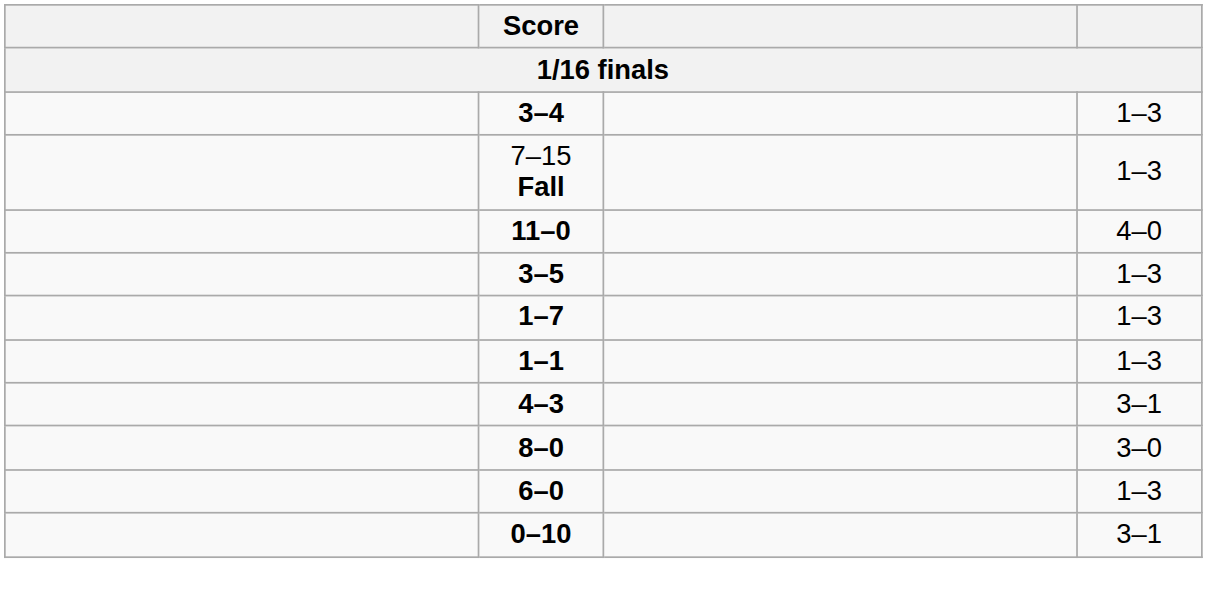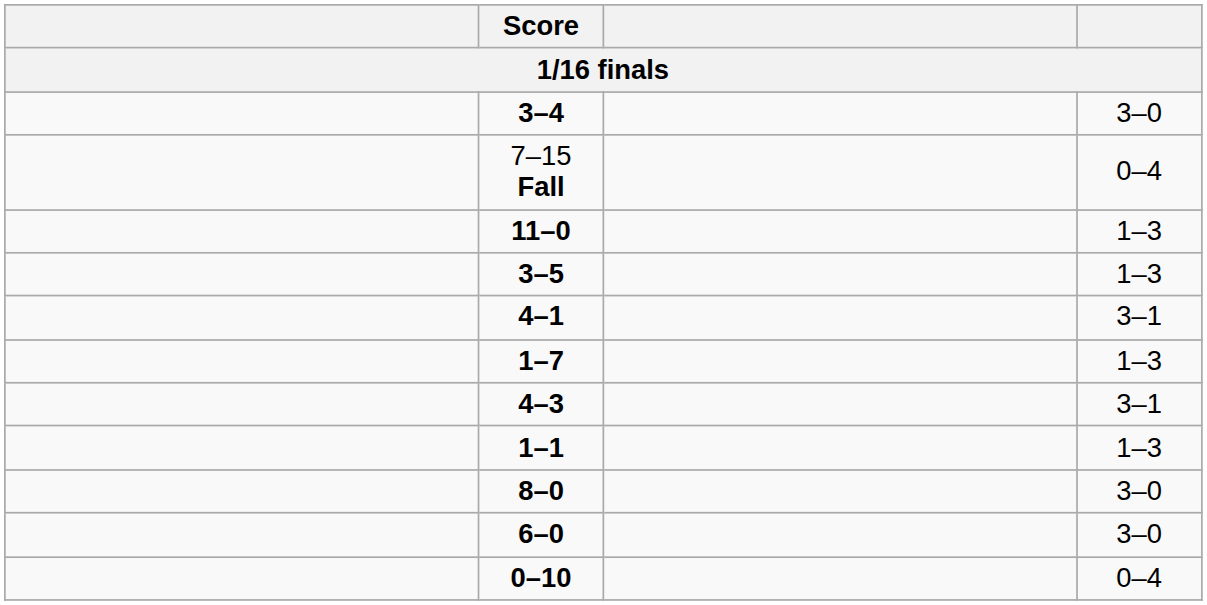(1139, 112) 1–3 -> (1139, 112) 3–0
(1139, 171) 1–3 -> (1139, 171) 0–4
(1139, 230) 4–0 -> (1139, 230) 1–3
+ row: (541, 317)
rows swapped: (541, 404) <-> (541, 360)
(1139, 490) 1–3 -> (1139, 534) 3–0
(1139, 534) 3–1 -> (1139, 577) 0–4
